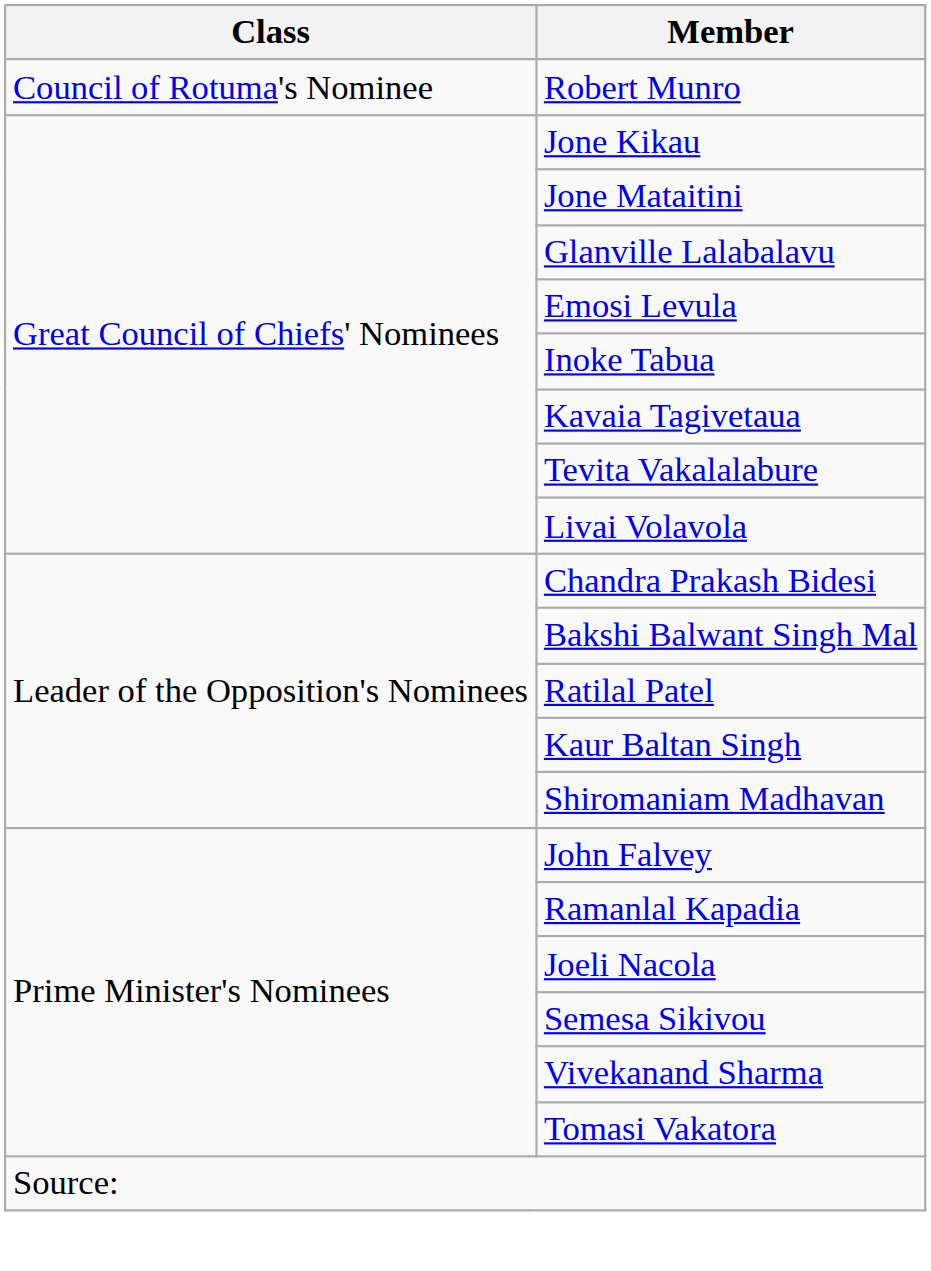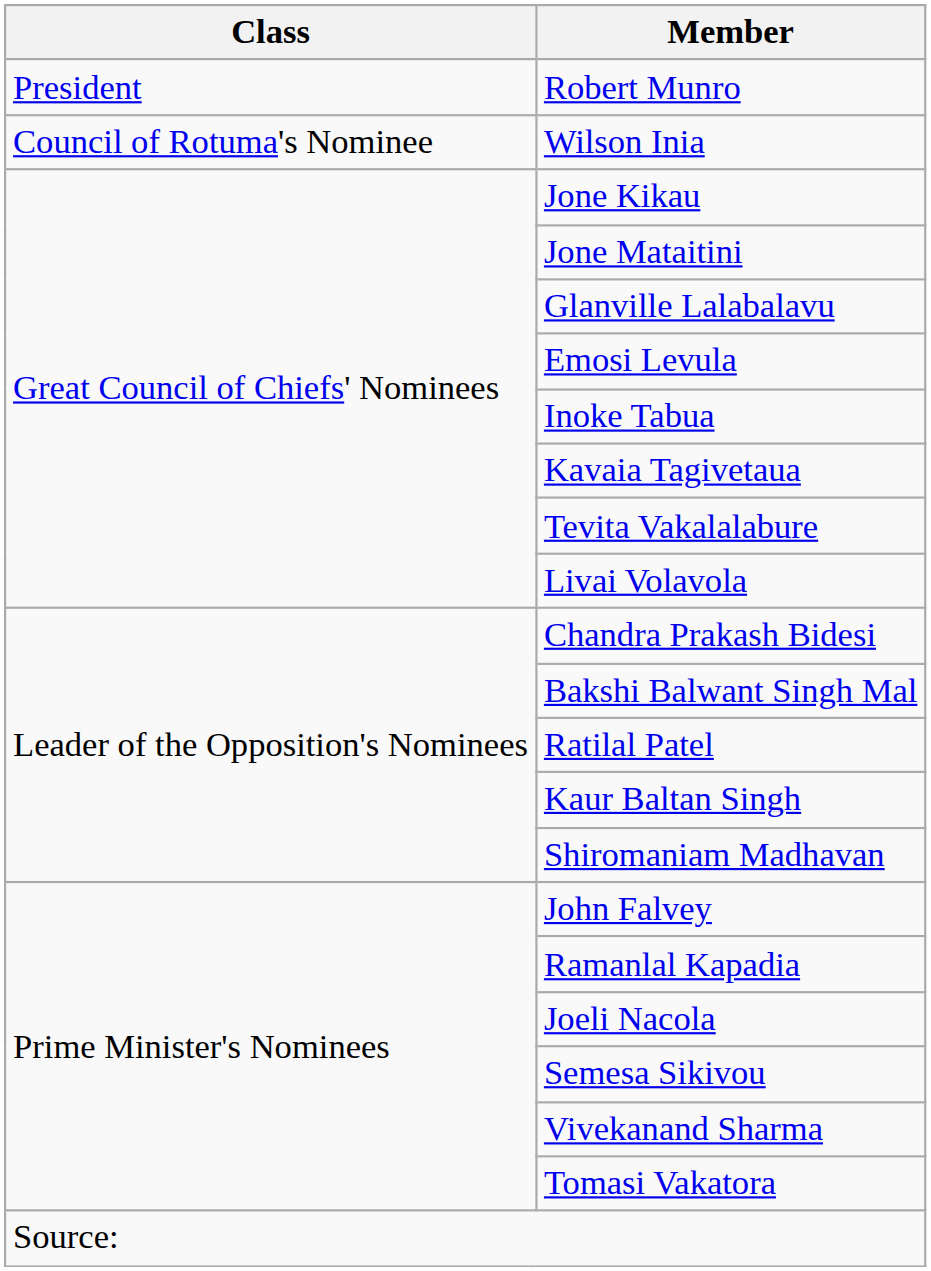(223, 86) Council of Rotuma's Nominee -> (77, 86) President
+ row: (624, 141)
